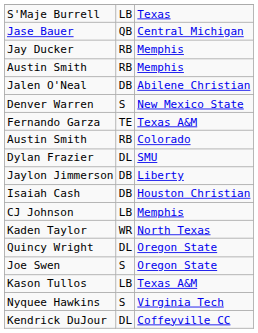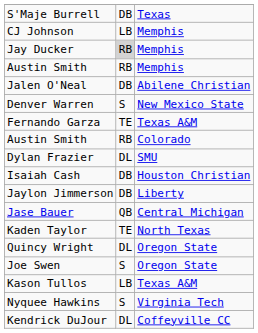(125, 13) LB -> (125, 13) DB
rows swapped: (40, 212) <-> (40, 31)
(125, 49) no background -> (125, 49) lightgrey background
rows swapped: (60, 176) <-> (44, 194)
(125, 230) WR -> (125, 230) TE
